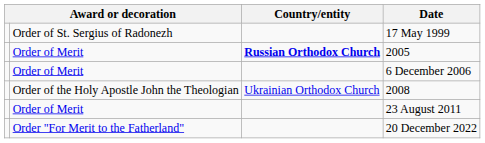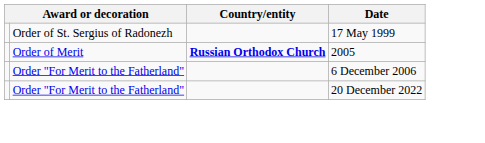(48, 71) Order of Merit -> (98, 71) Order "For Merit to the Fatherland"
- row: (398, 90)
- row: (423, 109)
